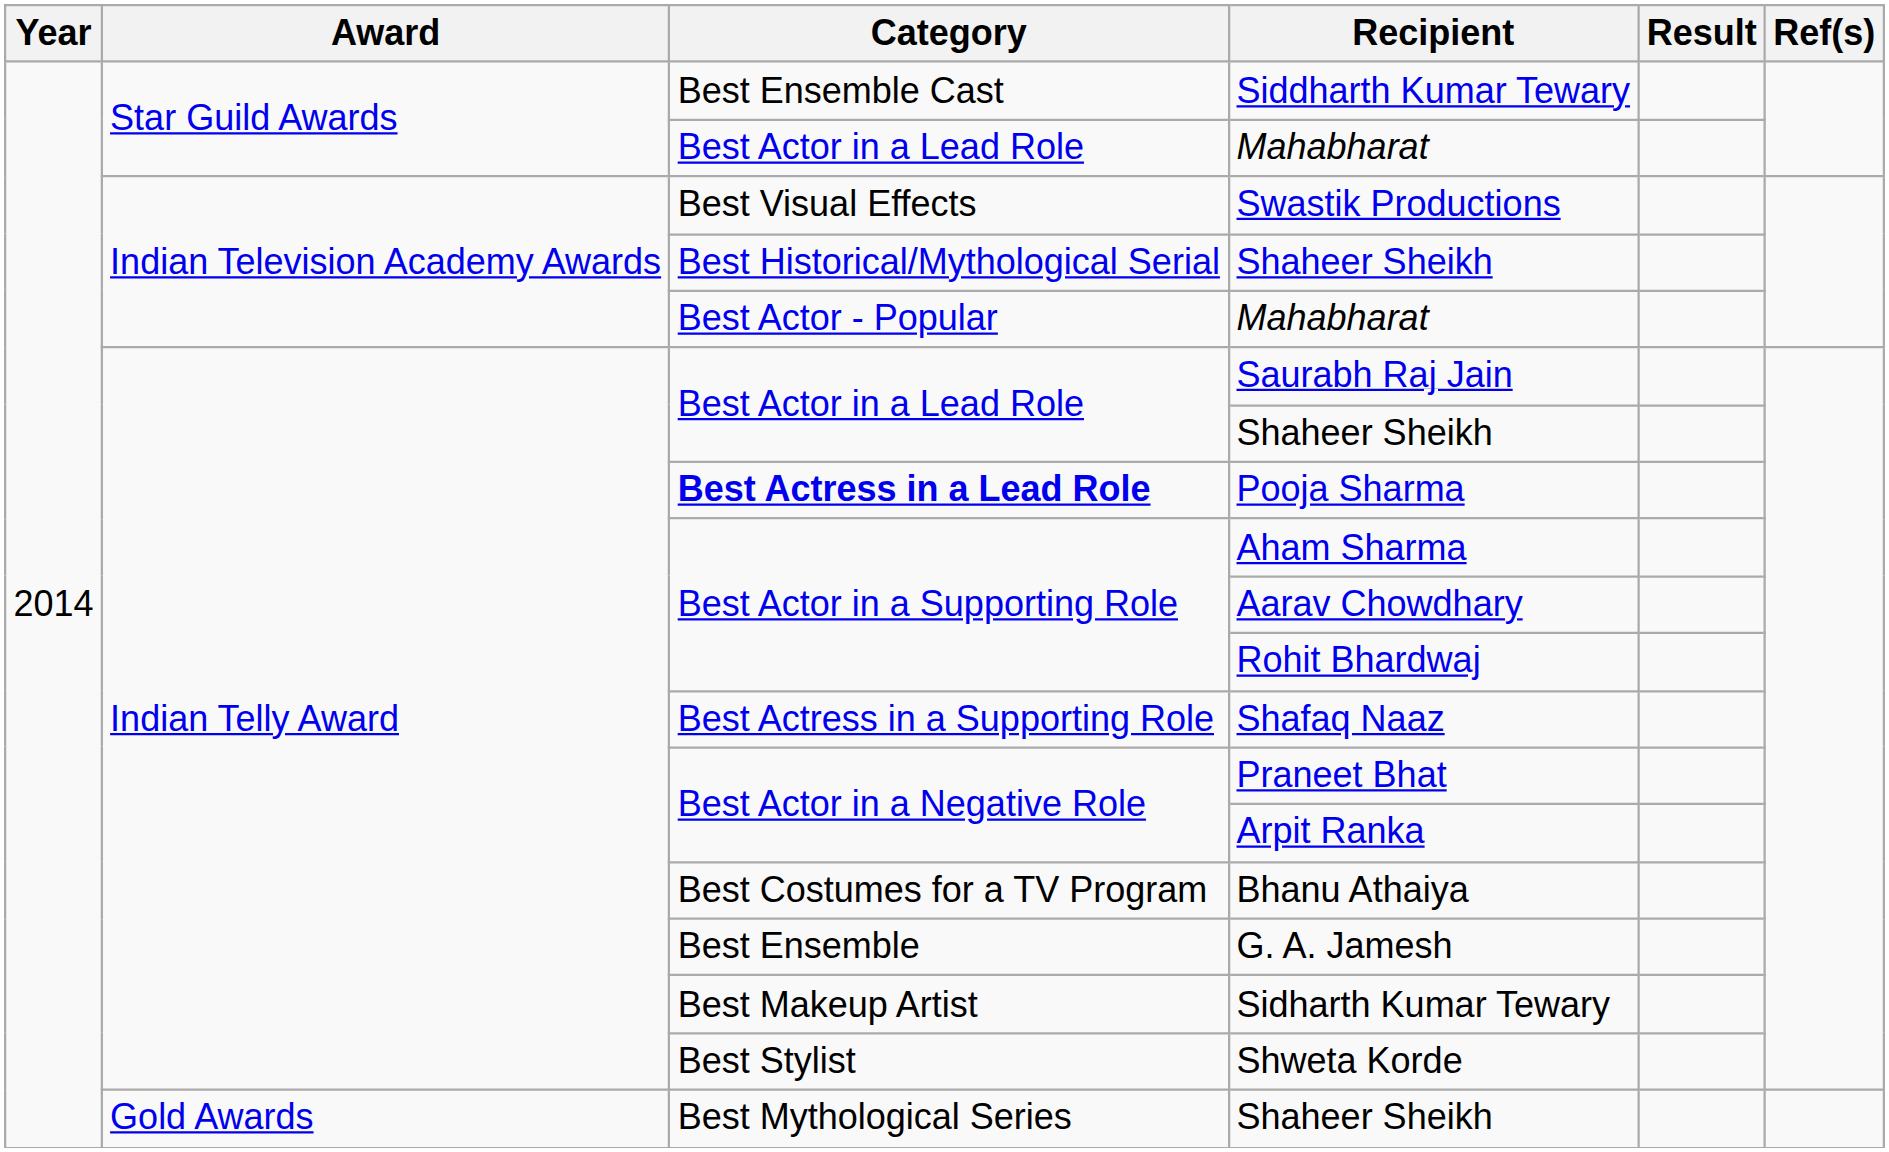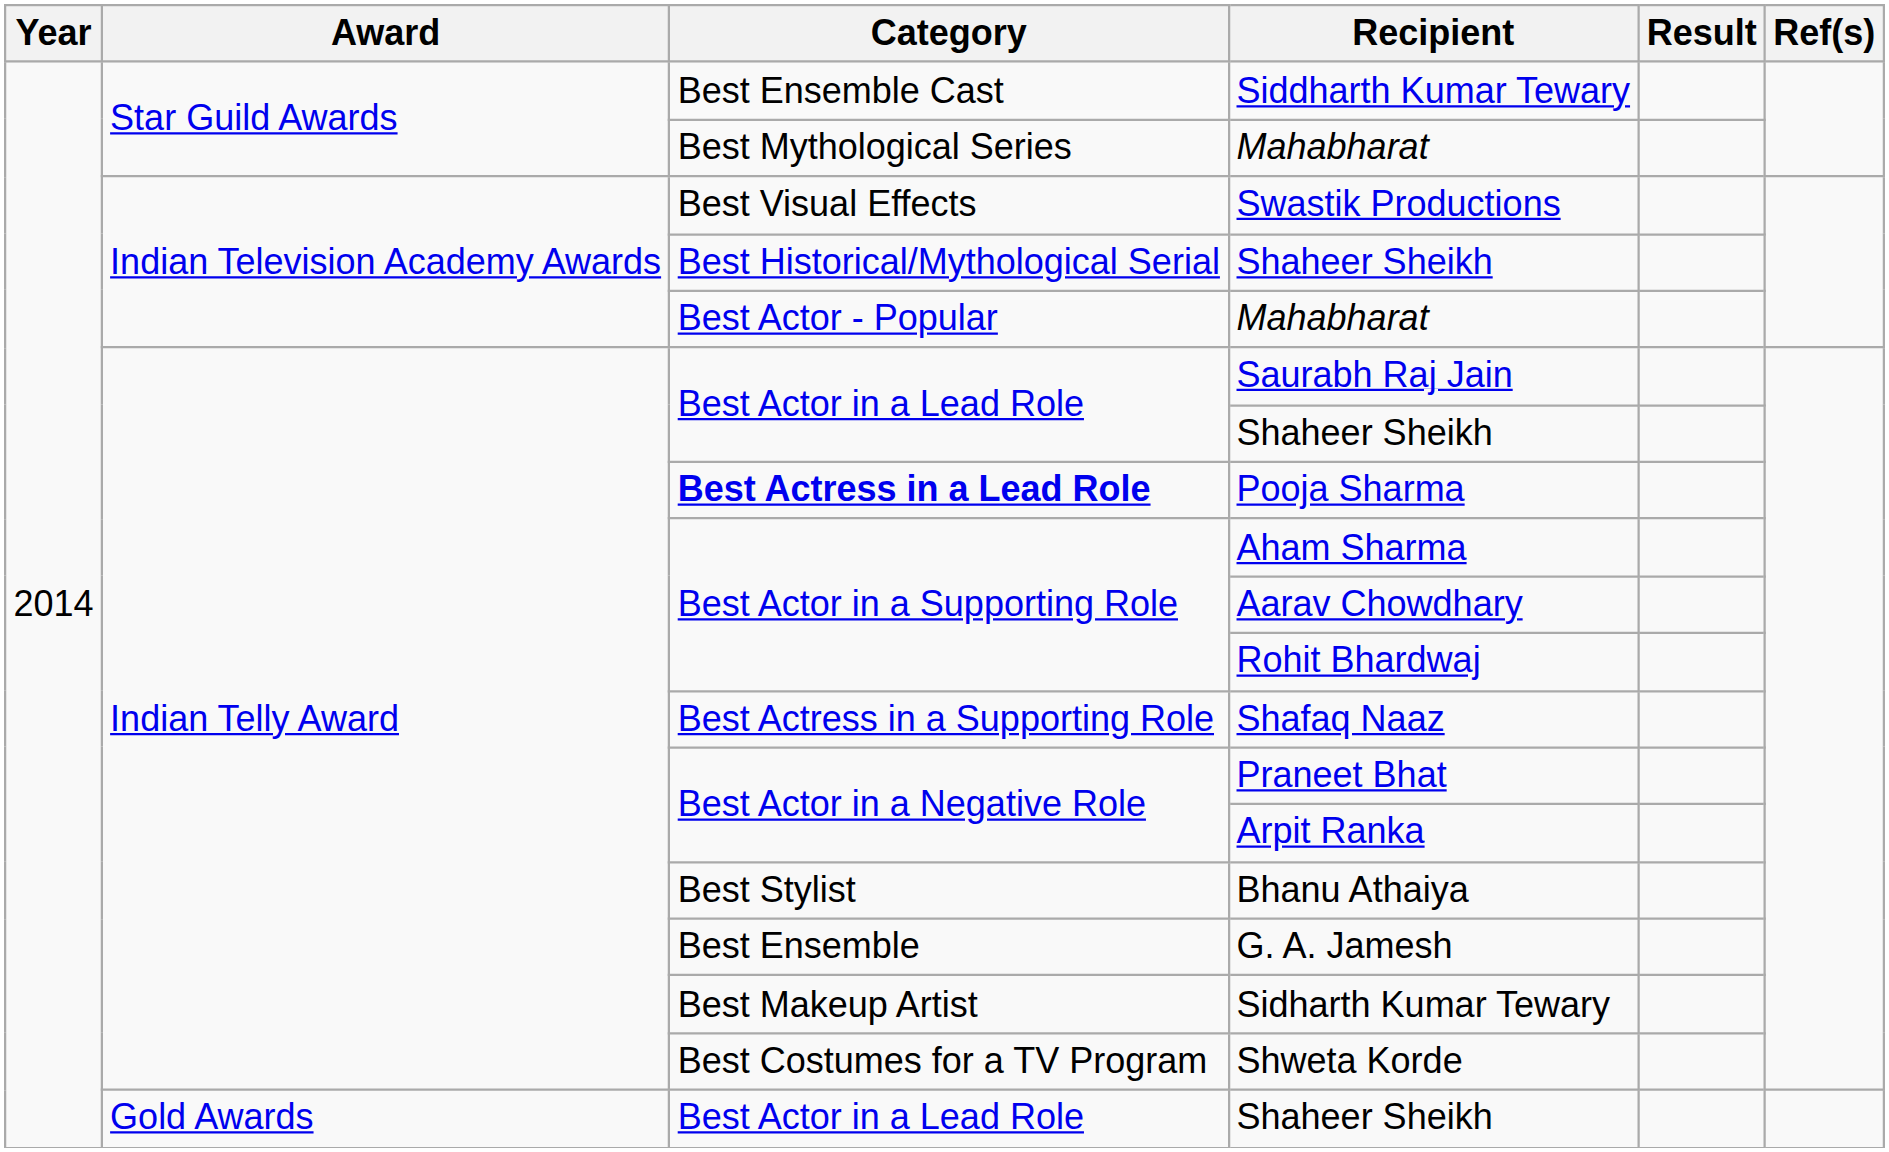(881, 147) Best Actor in a Lead Role -> (875, 147) Best Mythological Series
(942, 889) Best Costumes for a TV Program -> (767, 889) Best Stylist
(767, 1060) Best Stylist -> (942, 1060) Best Costumes for a TV Program
(875, 1117) Best Mythological Series -> (881, 1117) Best Actor in a Lead Role
